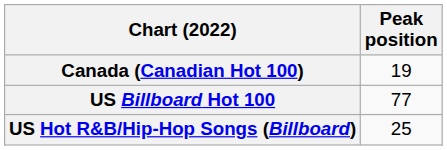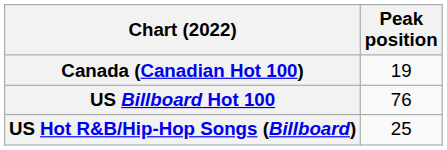(401, 99) 77 -> (401, 99) 76
